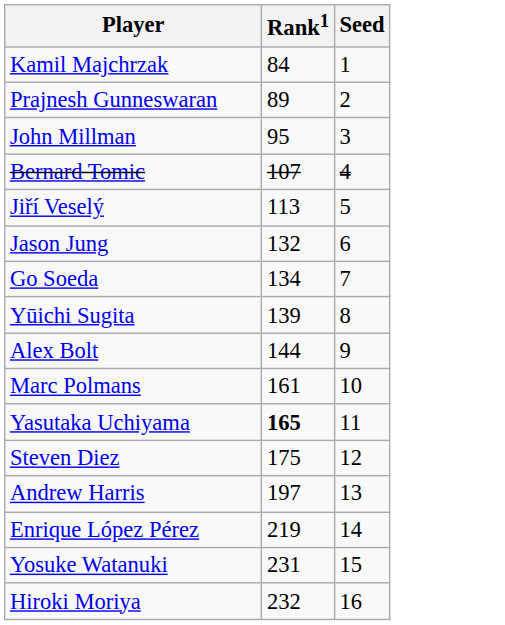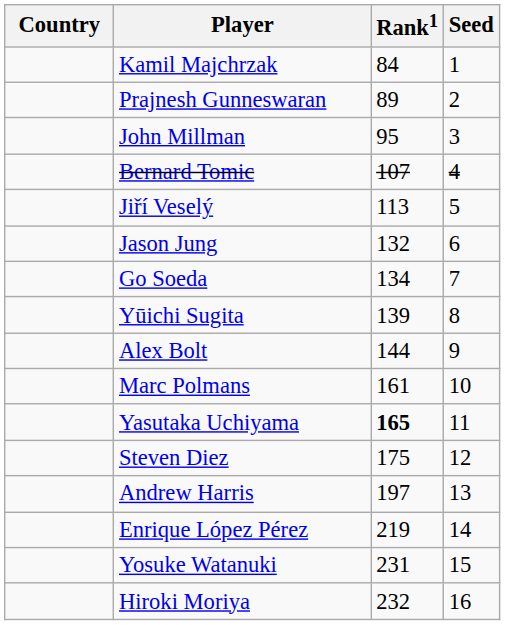+ column: (59, 25)
